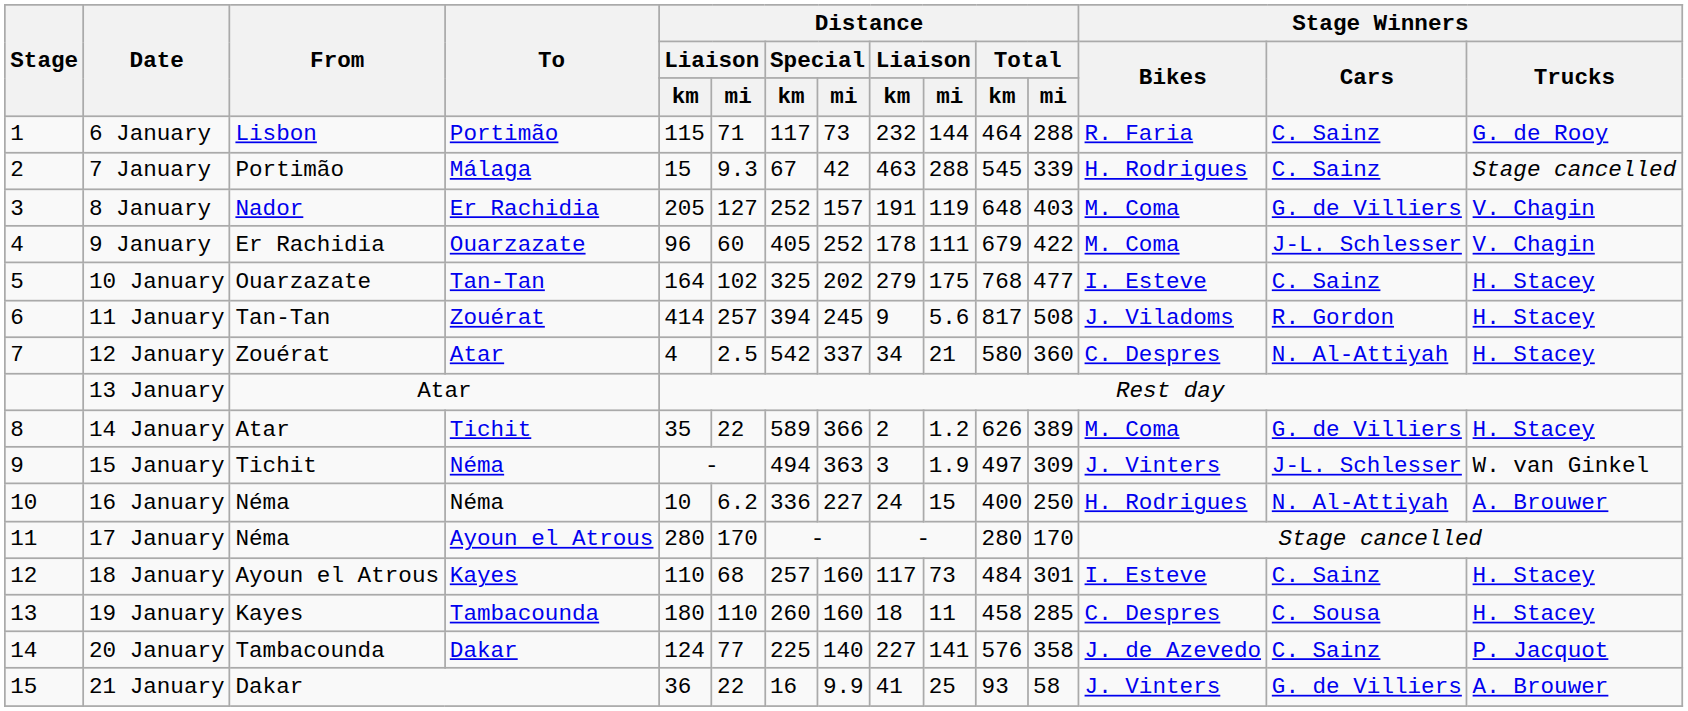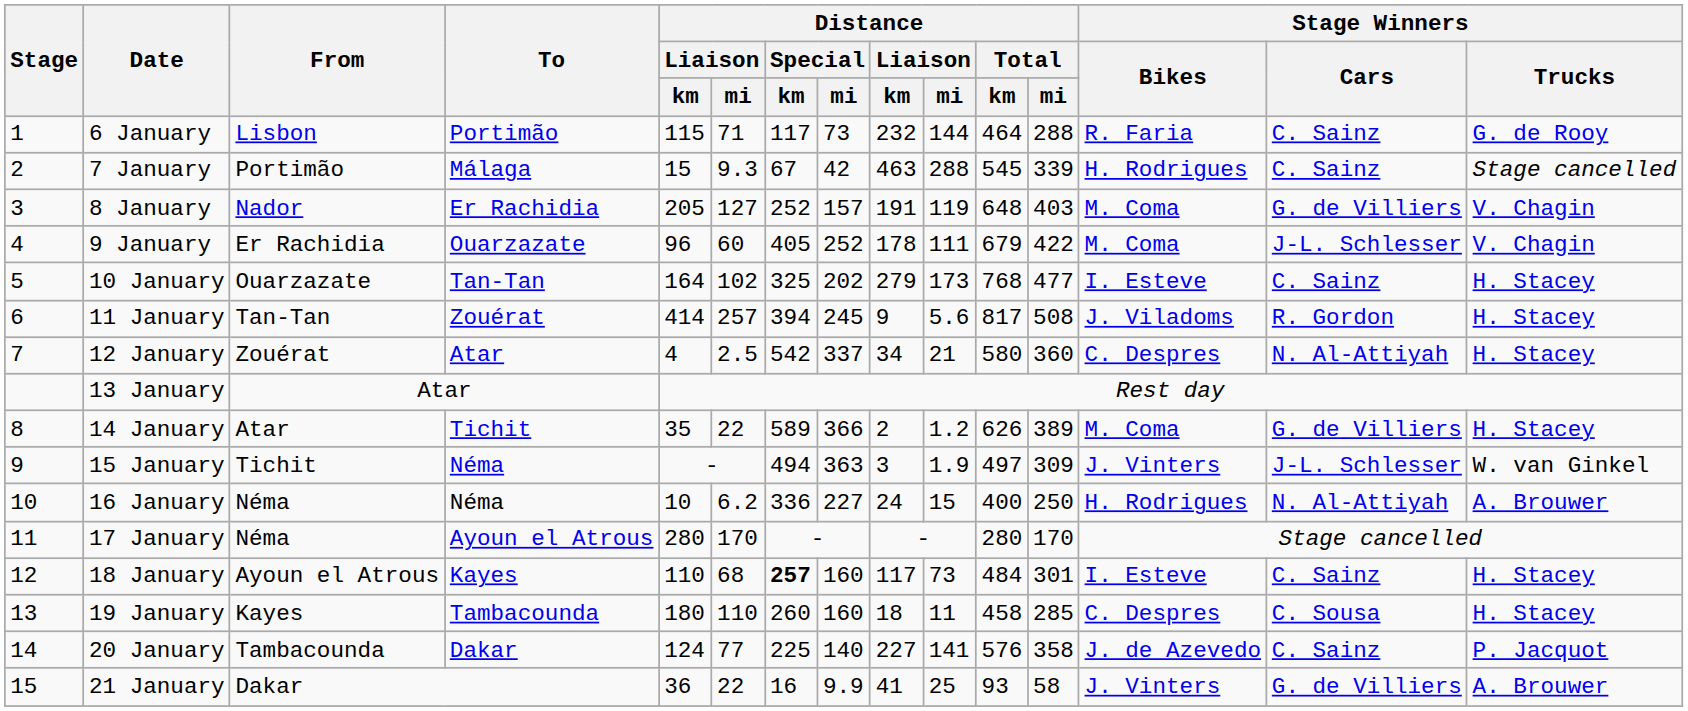(949, 281) 175 -> (949, 281) 173
(790, 576) normal -> (790, 576) bold
